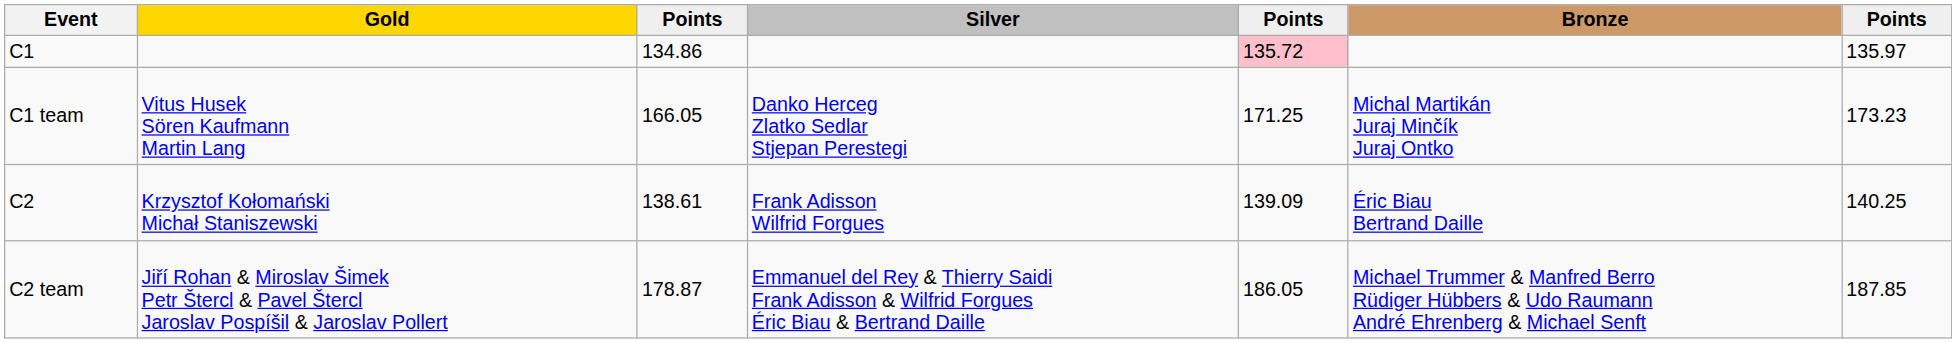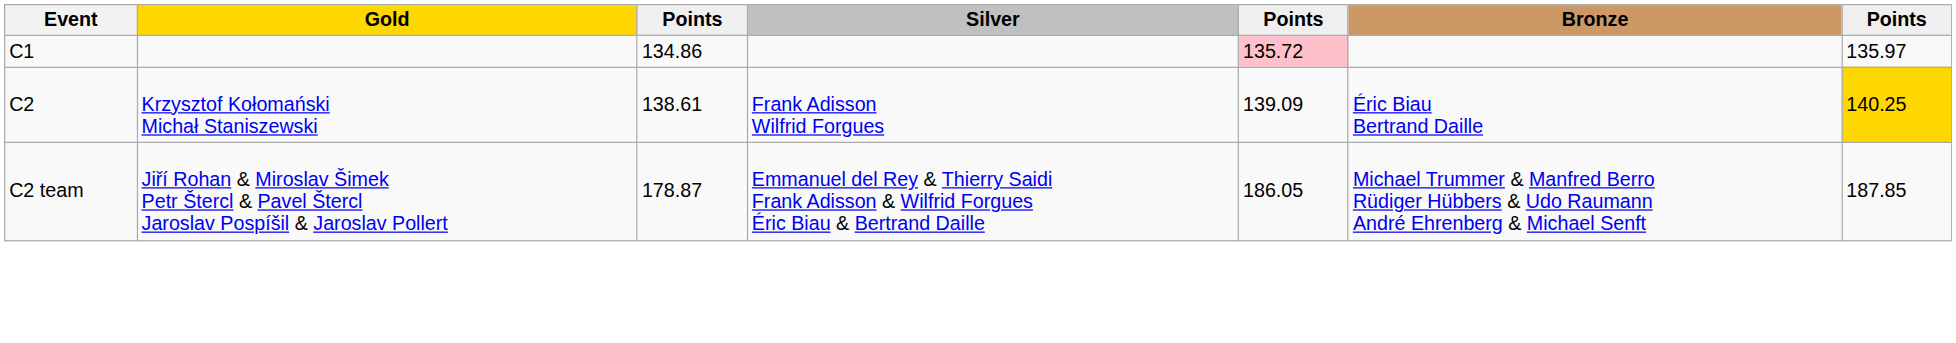- row: (46, 115)
(1876, 202) no background -> (1876, 104) gold background
